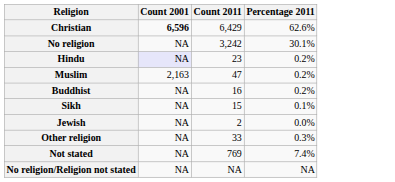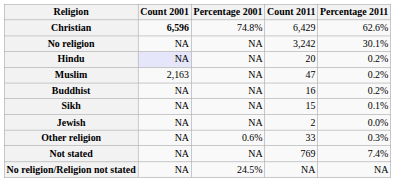+ column: (228, 12)
(237, 59) 23 -> (310, 59) 20
